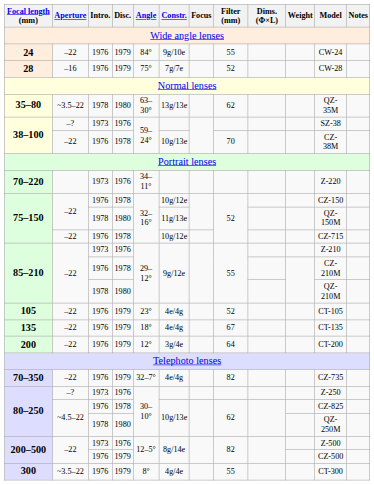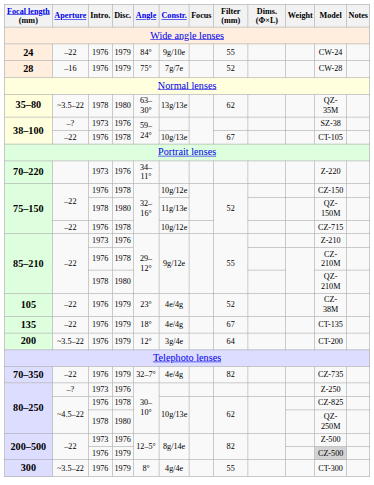(231, 141) 70 -> (231, 137) 67
(331, 141) CZ-38M -> (331, 137) CT-105
(331, 311) CT-105 -> (331, 304) CZ-38M
(70, 344) –22 -> (70, 341) ~3.5–22
(331, 456) no background -> (331, 453) lightgrey background
